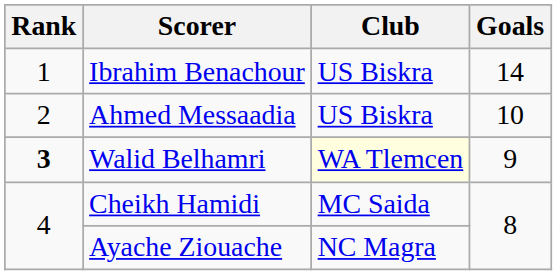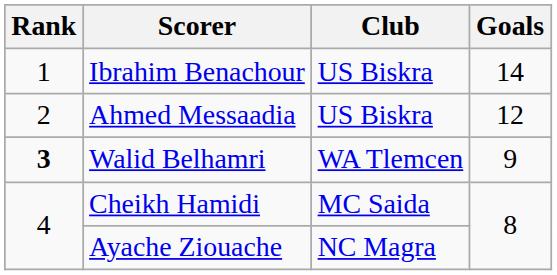(510, 114) 10 -> (510, 114) 12
(390, 159) lightyellow background -> (390, 159) no background
